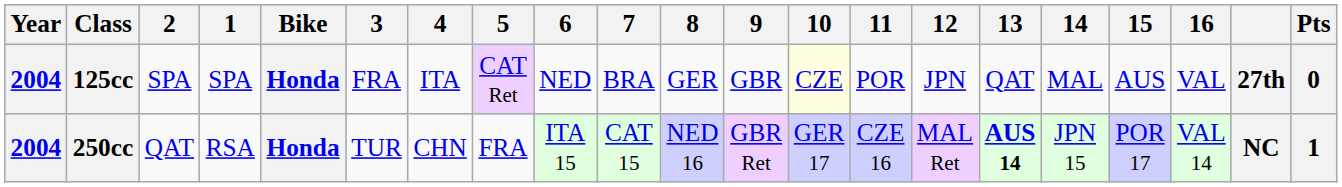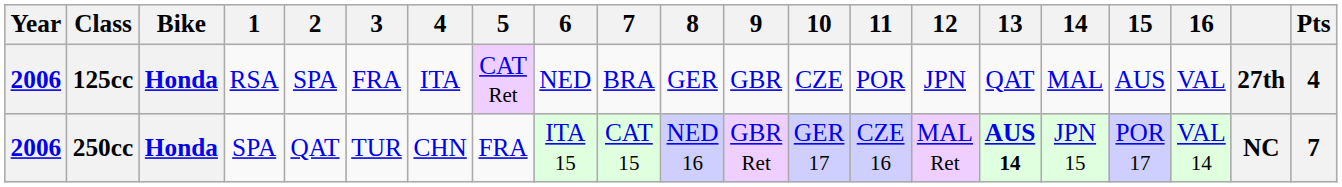columns swapped: (303, 24) <-> (169, 24)
(36, 78) 2004 -> (36, 78) 2006
(230, 78) SPA -> (254, 78) RSA
(819, 78) lightyellow background -> (819, 78) no background
(1314, 78) 0 -> (1314, 78) 4
(36, 147) 2004 -> (36, 147) 2006
(230, 147) RSA -> (254, 147) SPA
(1314, 147) 1 -> (1314, 147) 7
